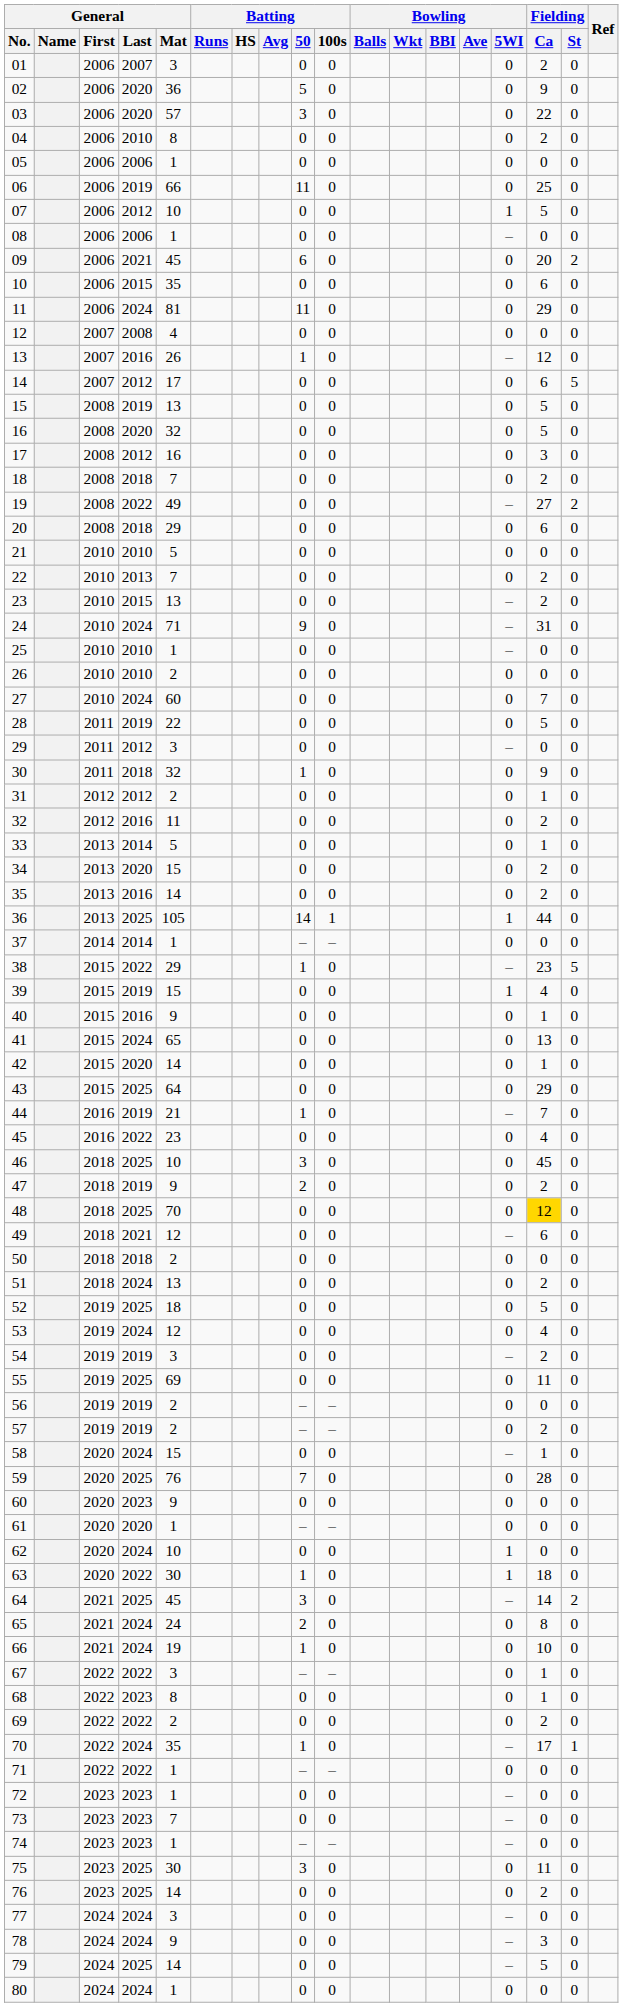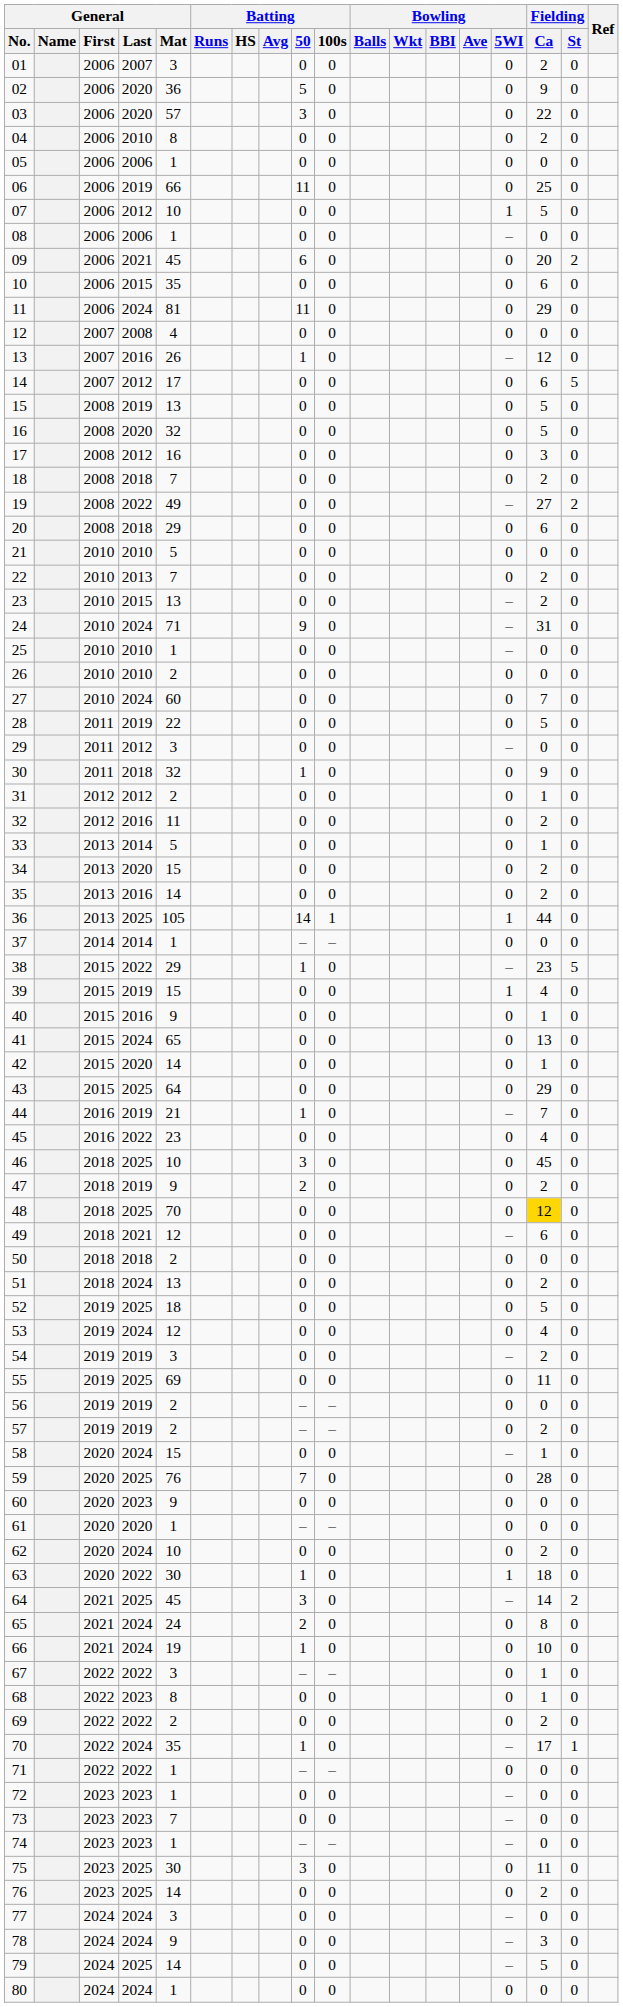(509, 1551) 1 -> (509, 1551) 0
(544, 1551) 0 -> (544, 1551) 2
